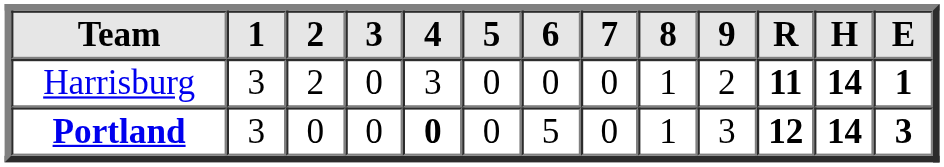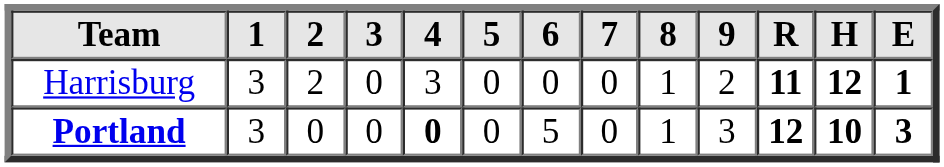(845, 82) 14 -> (845, 82) 12
(845, 130) 14 -> (845, 130) 10
